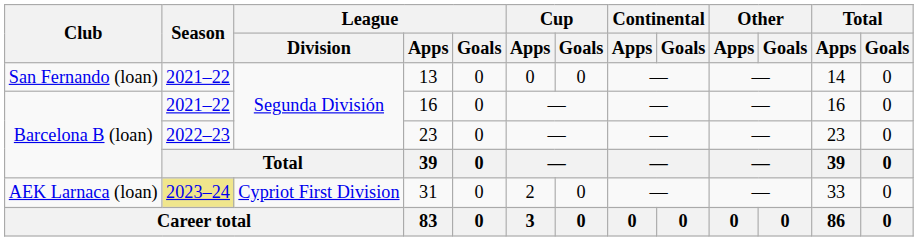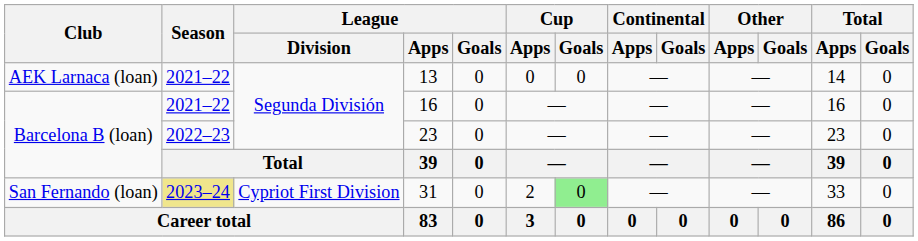(83, 76) San Fernando (loan) -> (83, 76) AEK Larnaca (loan)
(83, 192) AEK Larnaca (loan) -> (83, 192) San Fernando (loan)
(581, 192) no background -> (581, 192) lightgreen background
